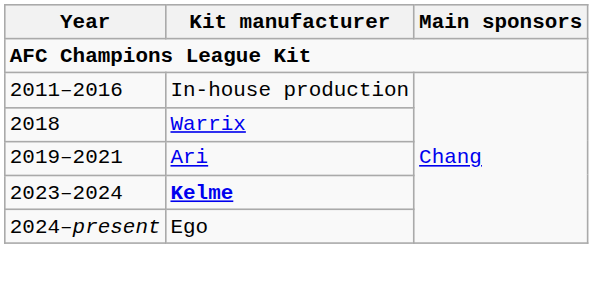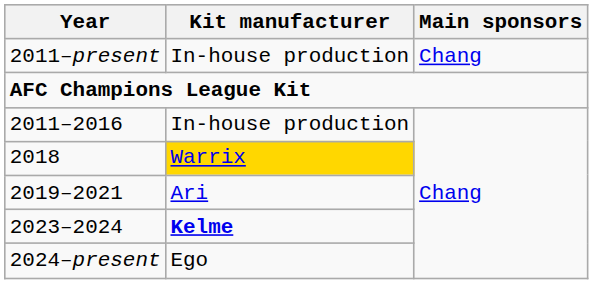+ row: (85, 56)
(208, 124) no background -> (208, 158) gold background
